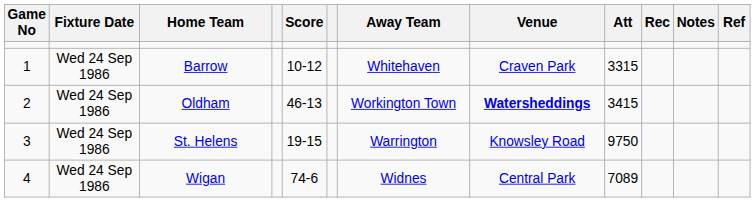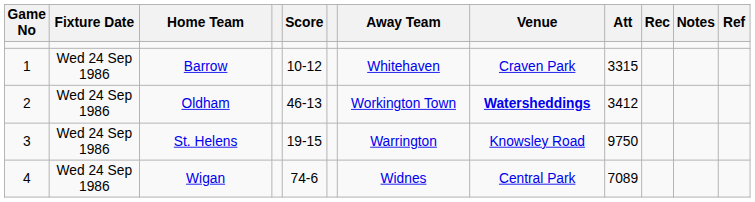(623, 104) 3415 -> (623, 104) 3412
